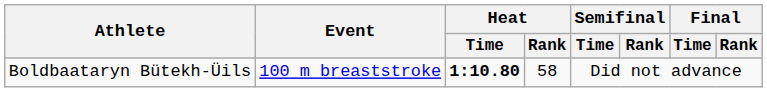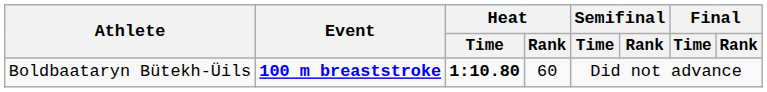(350, 72) normal -> (350, 72) bold
(547, 72) 58 -> (547, 72) 60
